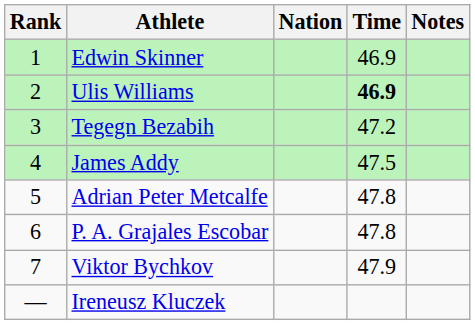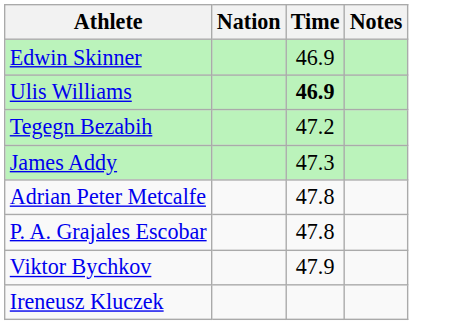- column: (36, 22)
(377, 162) 47.5 -> (315, 162) 47.3
